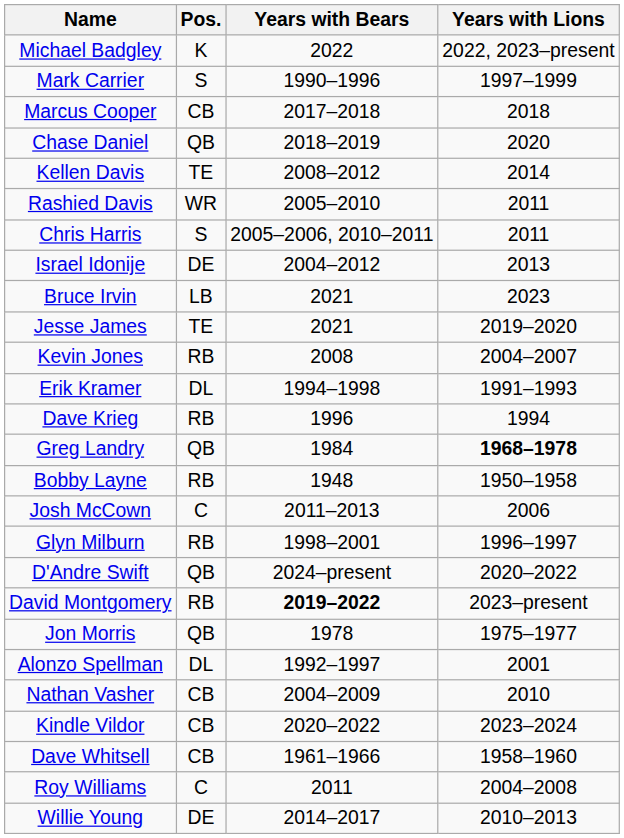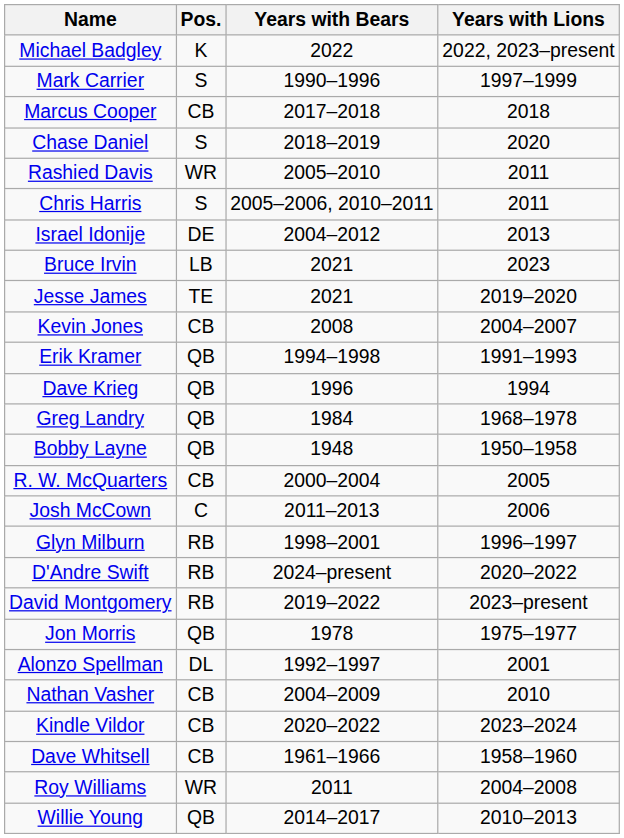(201, 142) QB -> (201, 142) S
- row: (90, 173)
(201, 357) RB -> (201, 326) CB
(201, 388) DL -> (201, 357) QB
(201, 419) RB -> (201, 388) QB
(528, 449) bold -> (528, 419) normal
(201, 480) RB -> (201, 449) QB
+ row: (90, 480)
(201, 572) QB -> (201, 572) RB
(332, 603) bold -> (332, 603) normal
(201, 787) C -> (201, 787) WR
(201, 818) DE -> (201, 818) QB
